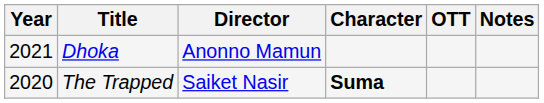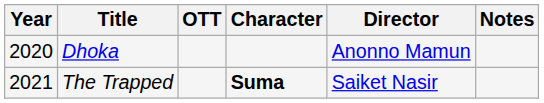columns swapped: (451, 20) <-> (252, 20)
(31, 51) 2021 -> (31, 51) 2020
(31, 82) 2020 -> (31, 82) 2021
